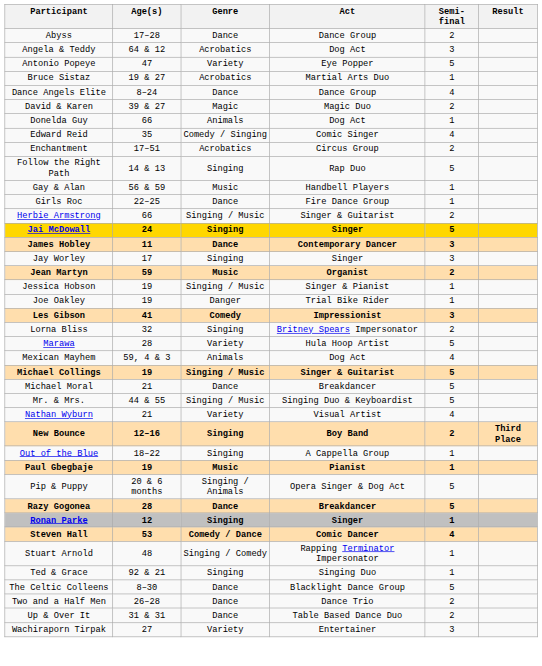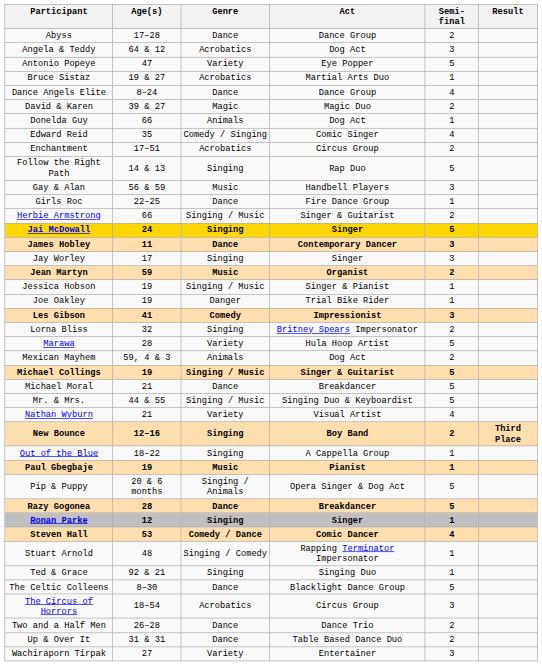(452, 188) 1 -> (452, 188) 3
(452, 358) 4 -> (452, 358) 2
+ row: (59, 606)
